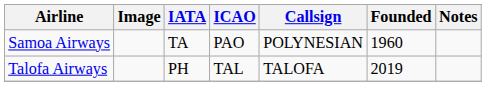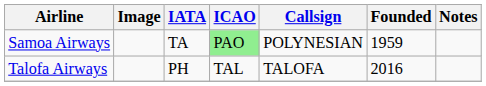(229, 42) no background -> (229, 42) lightgreen background
(387, 42) 1960 -> (387, 42) 1959
(387, 68) 2019 -> (387, 68) 2016
